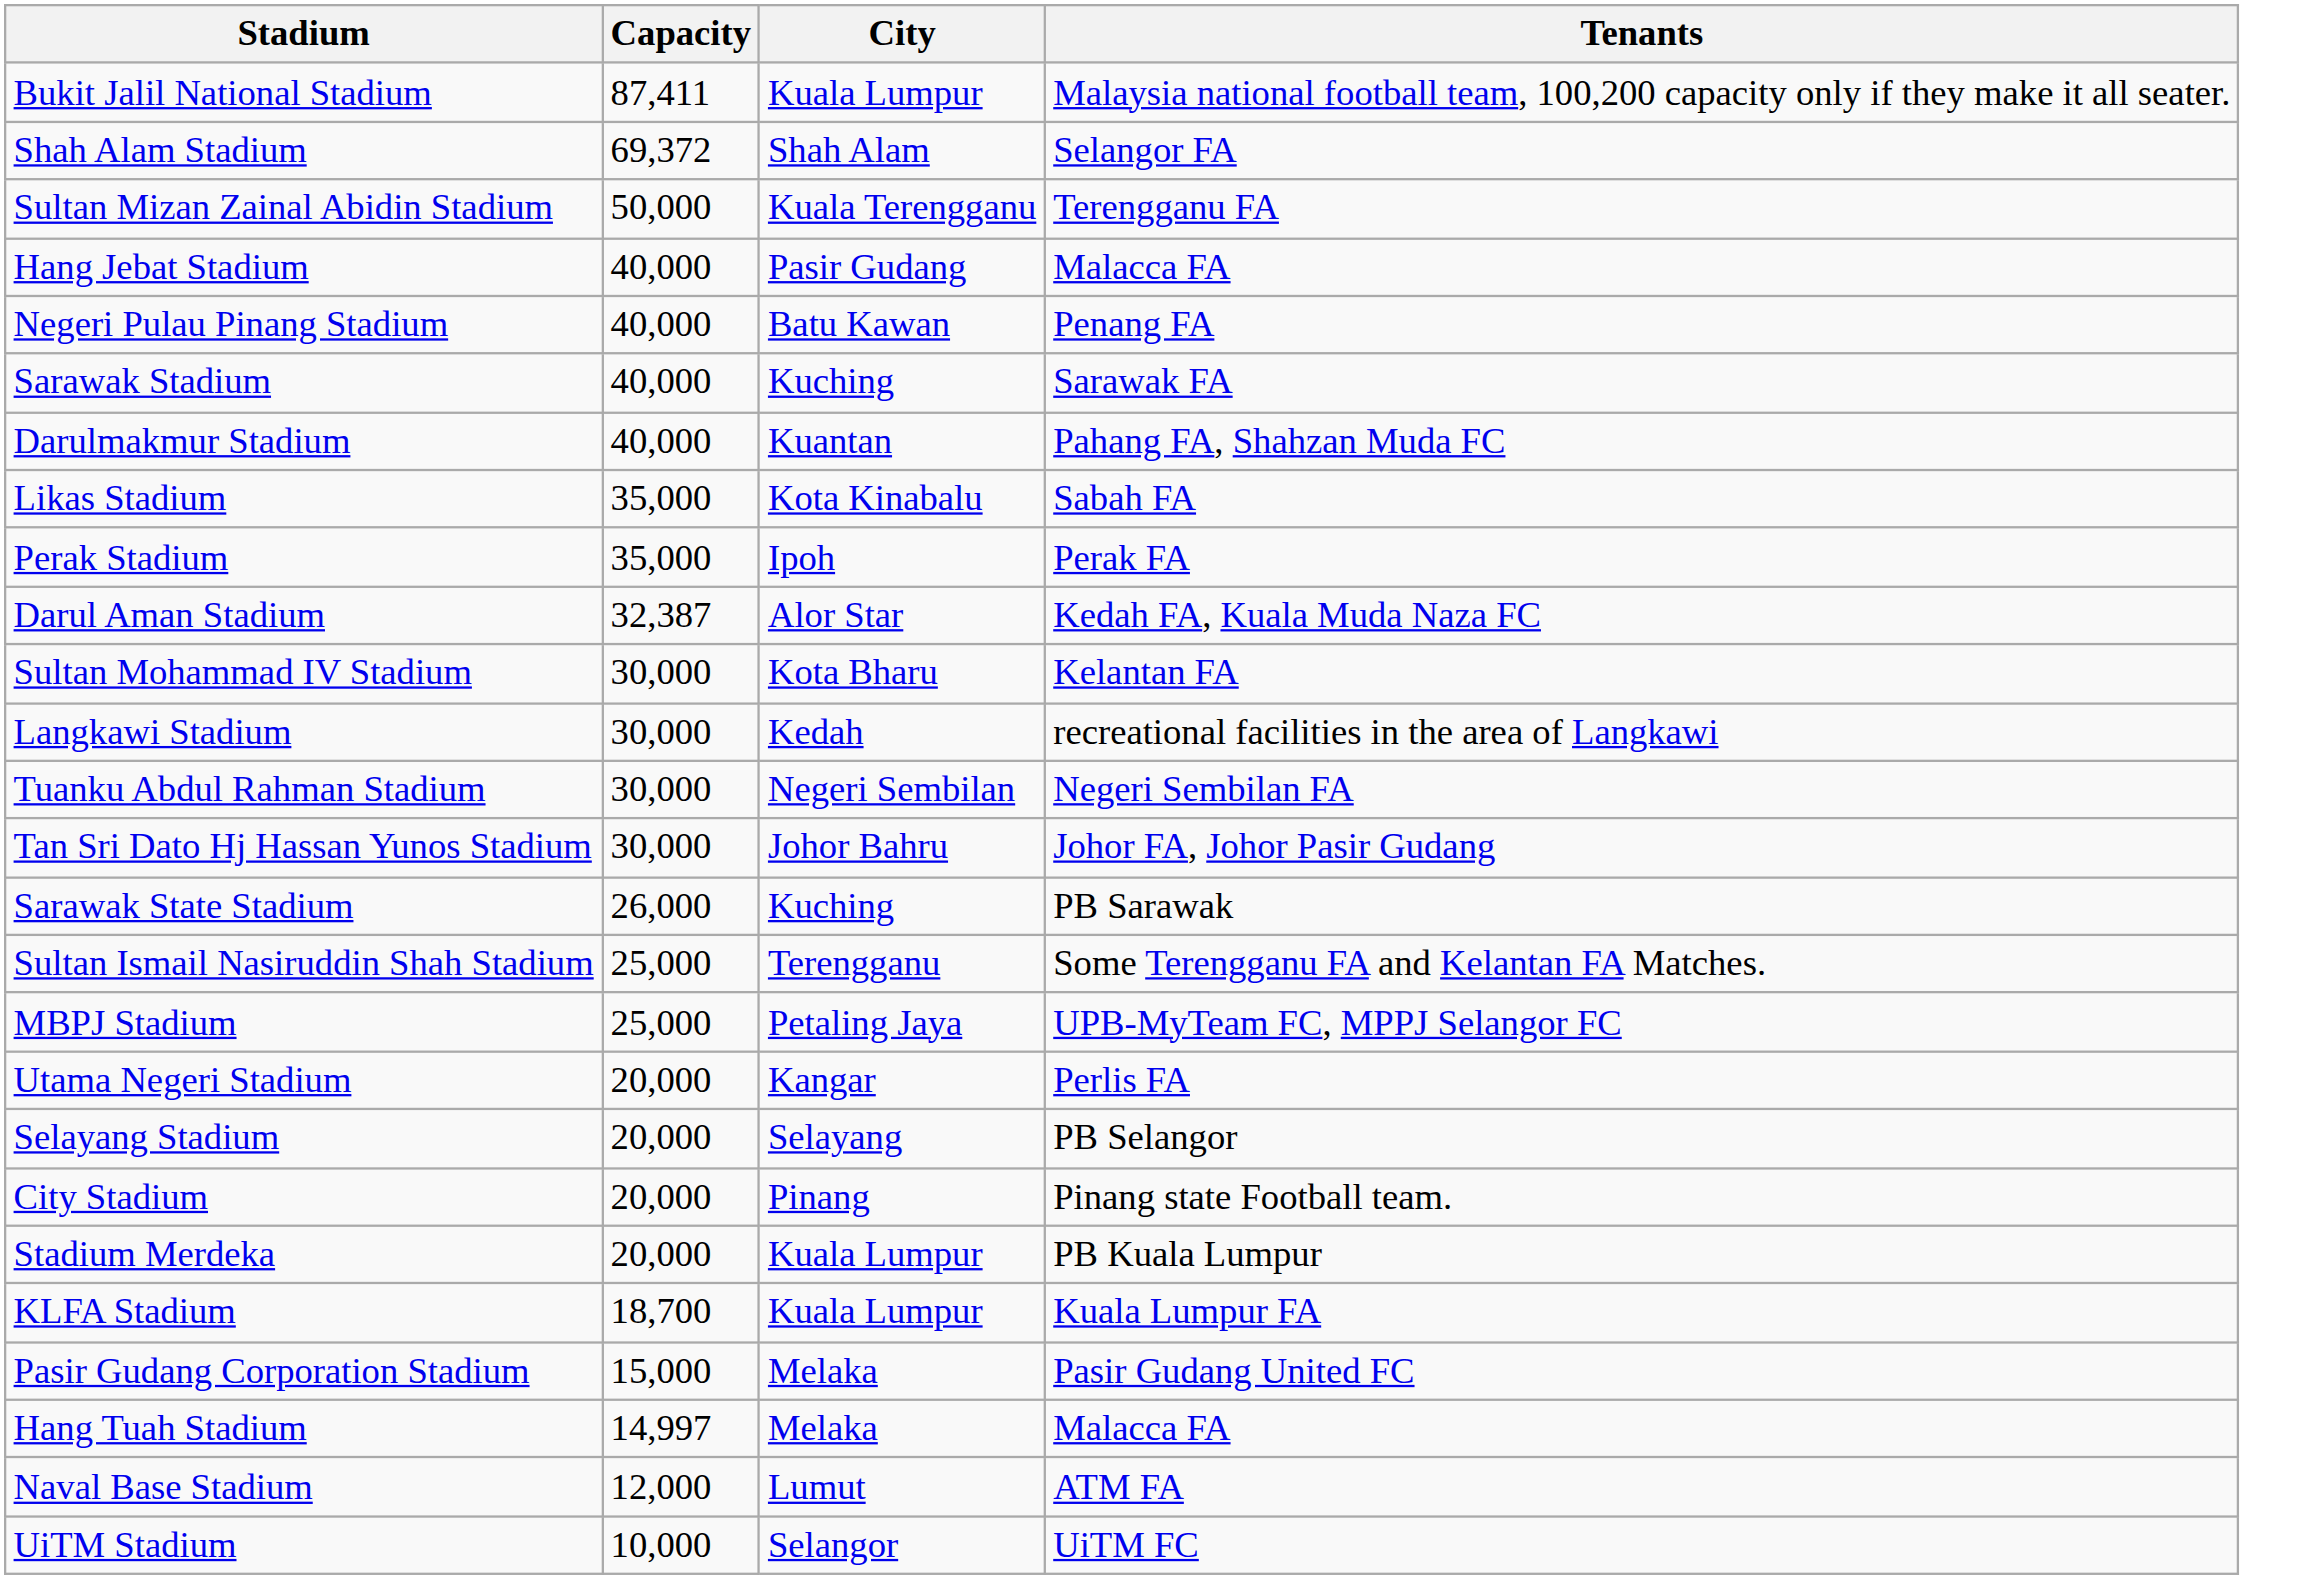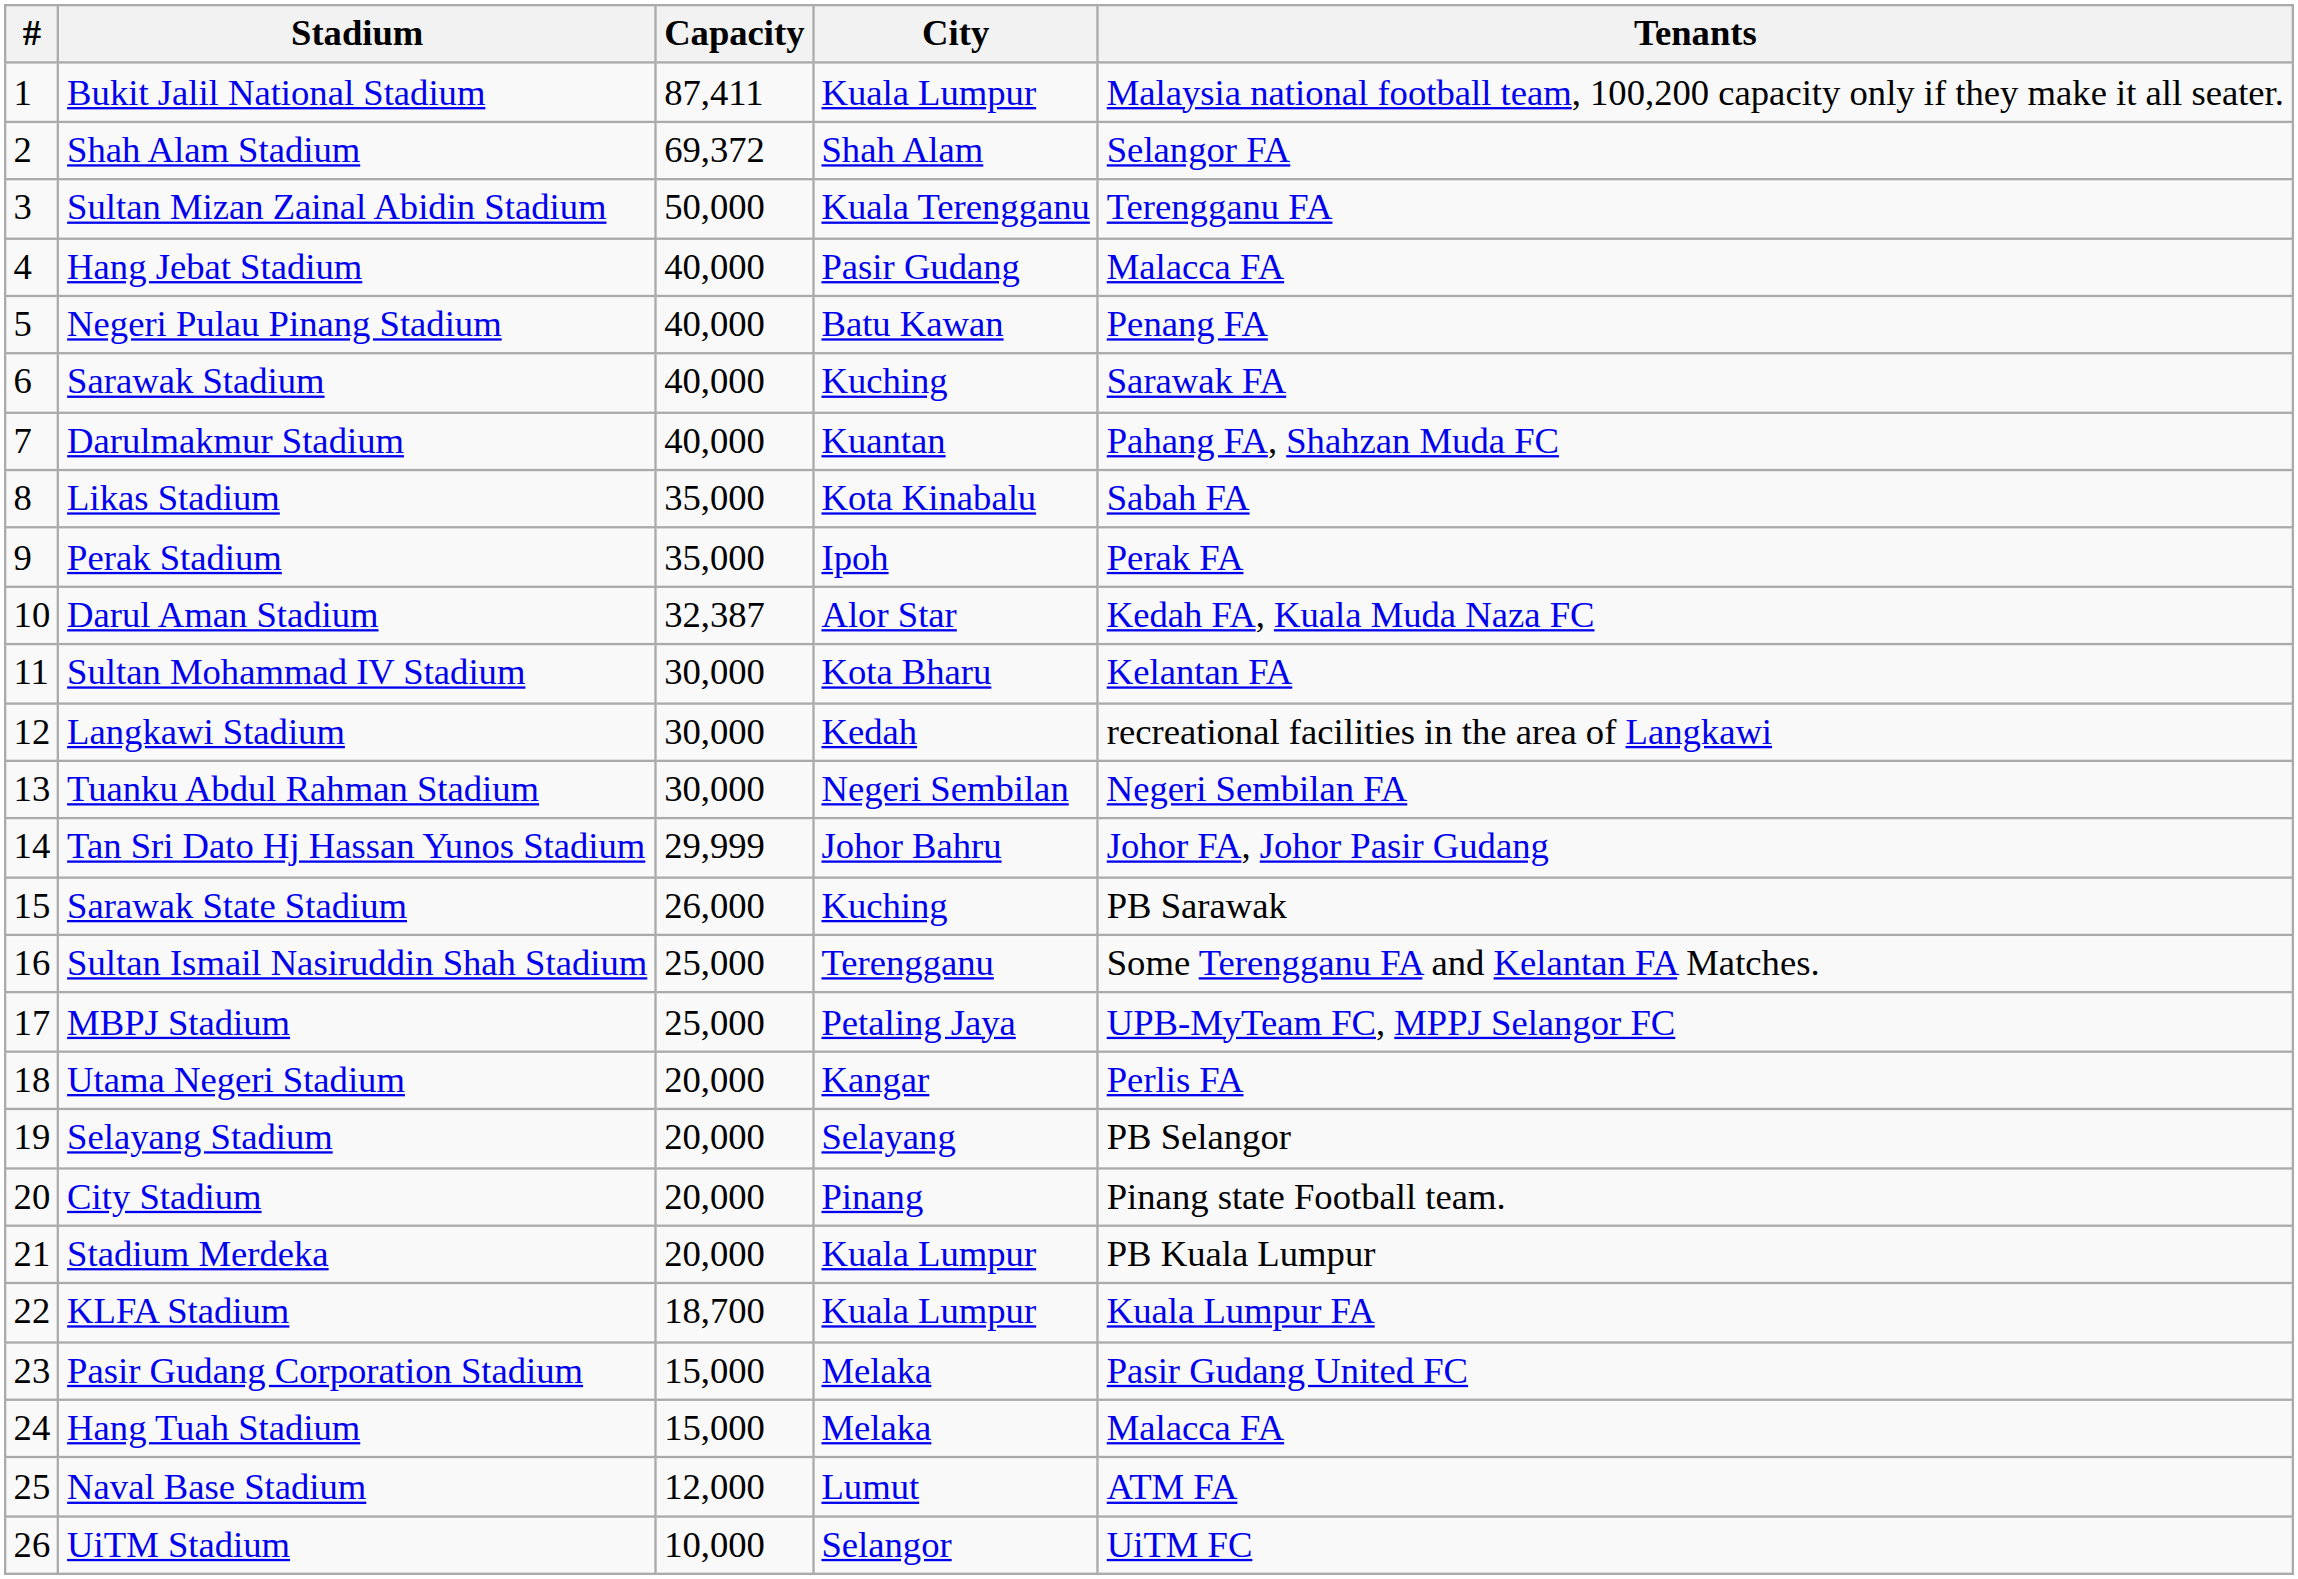+ column: (32, 33)
(661, 847) 30,000 -> (715, 847) 29,999
(661, 1428) 14,997 -> (715, 1428) 15,000
